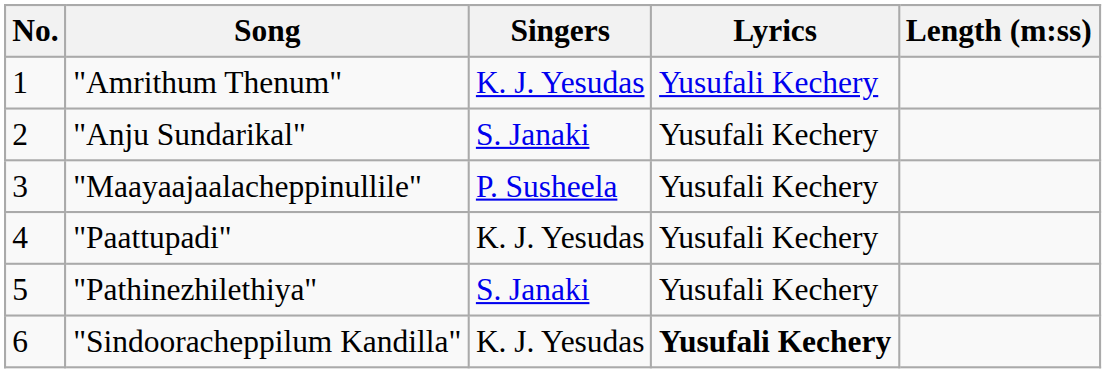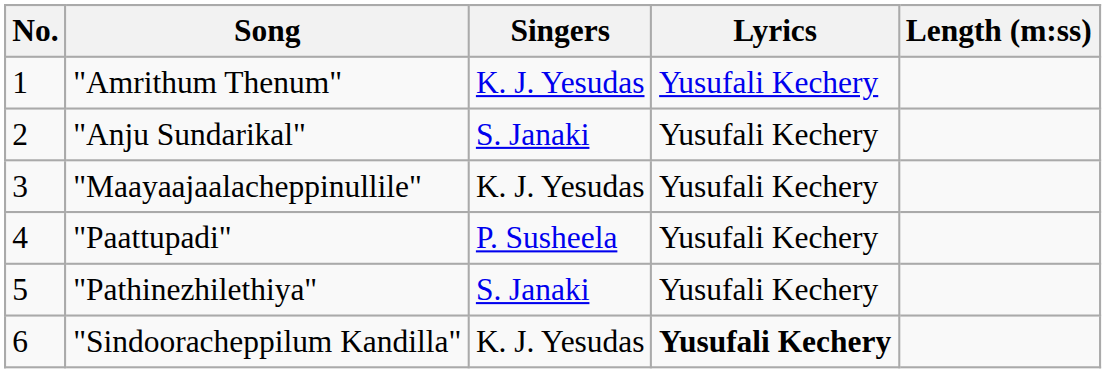(547, 186) P. Susheela -> (560, 186) K. J. Yesudas
(560, 238) K. J. Yesudas -> (547, 238) P. Susheela
